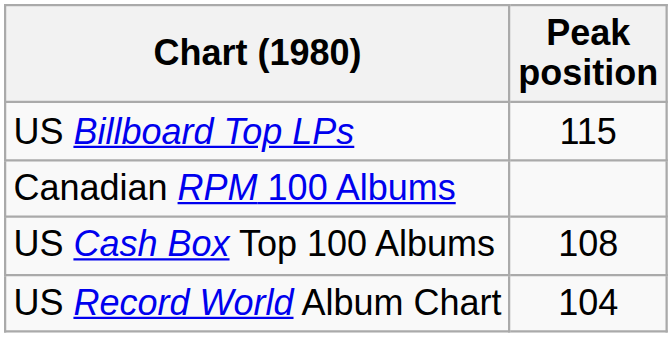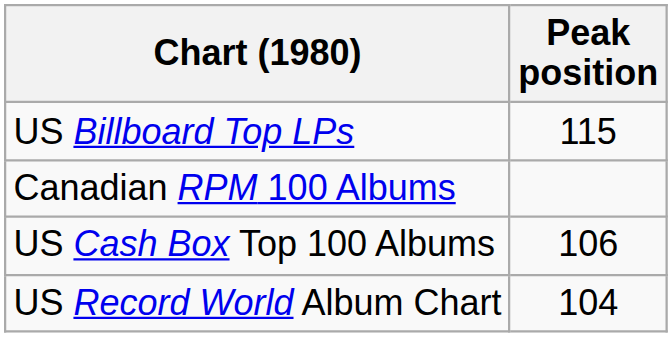(588, 244) 108 -> (588, 244) 106
